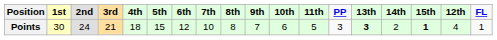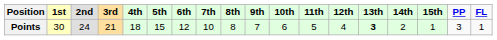columns swapped: (456, 12) <-> (340, 12)
(426, 27) bold -> (433, 27) normal
